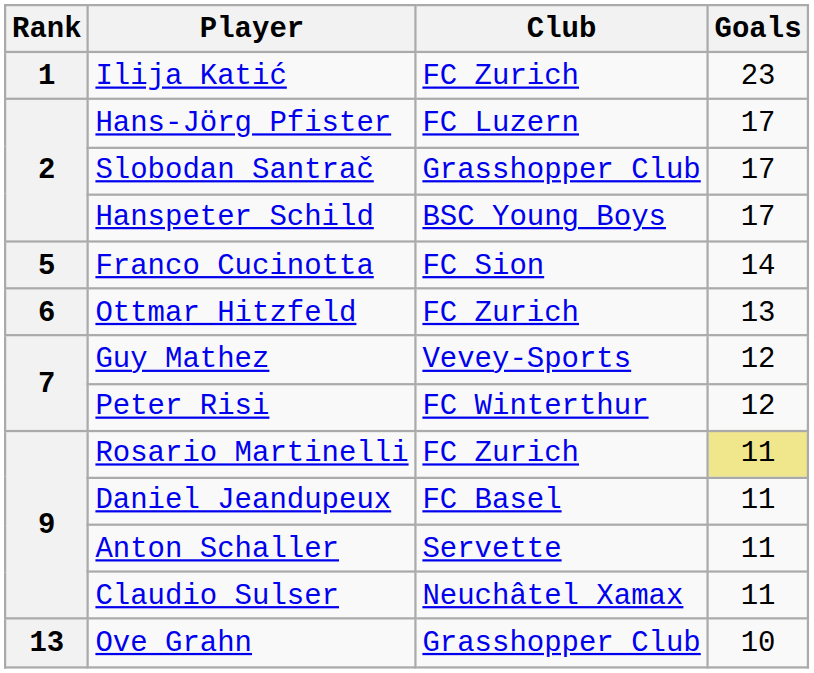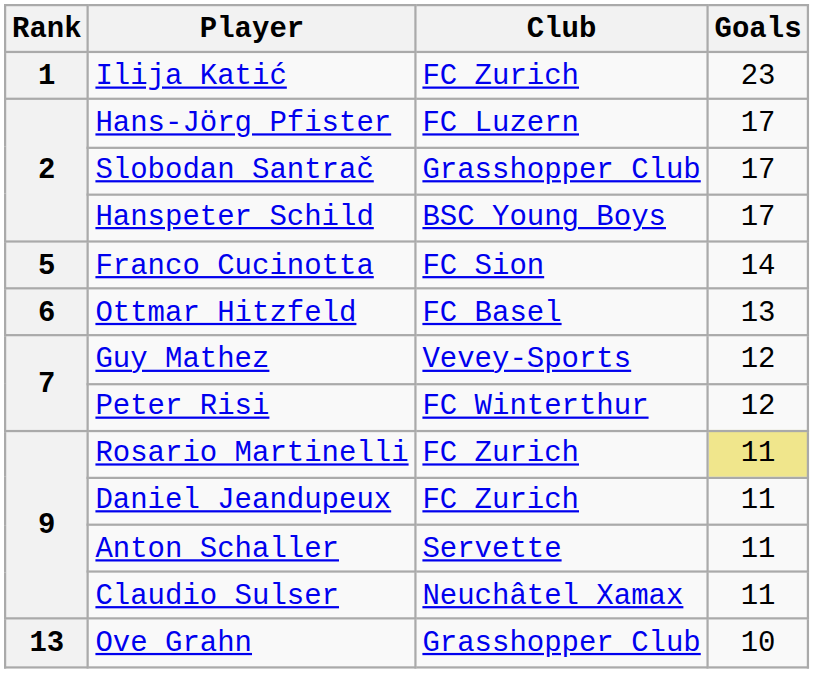(501, 312) FC Zurich -> (492, 312) FC Basel
(492, 501) FC Basel -> (501, 501) FC Zurich
